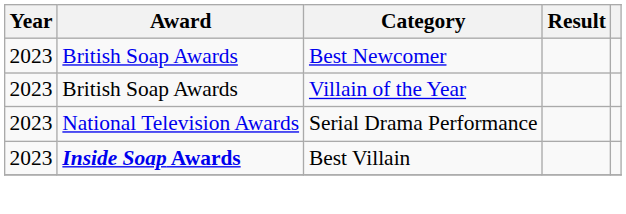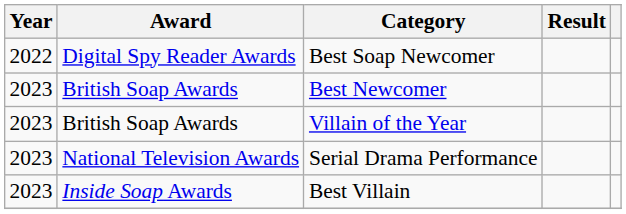+ row: (402, 55)
(152, 157) bold -> (147, 191) normal
